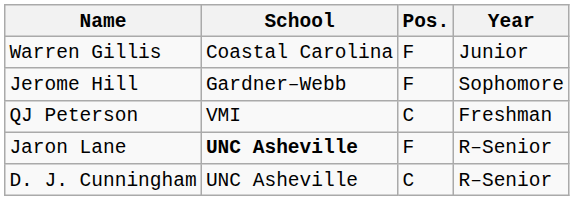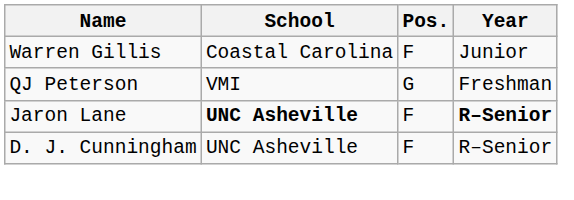- row: (74, 84)
(408, 116) C -> (408, 84) G
(505, 148) normal -> (505, 116) bold
(408, 180) C -> (408, 148) F
